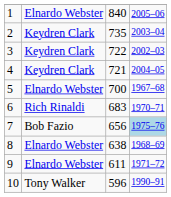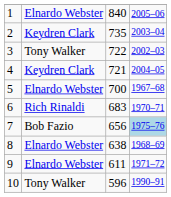(59, 51) Keydren Clark -> (55, 51) Tony Walker
